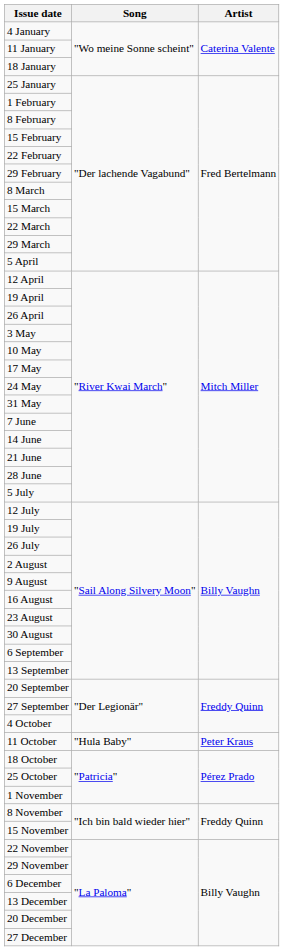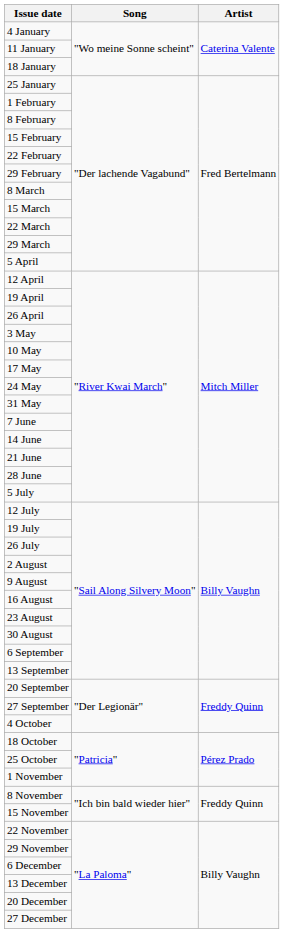- row: (32, 741)
